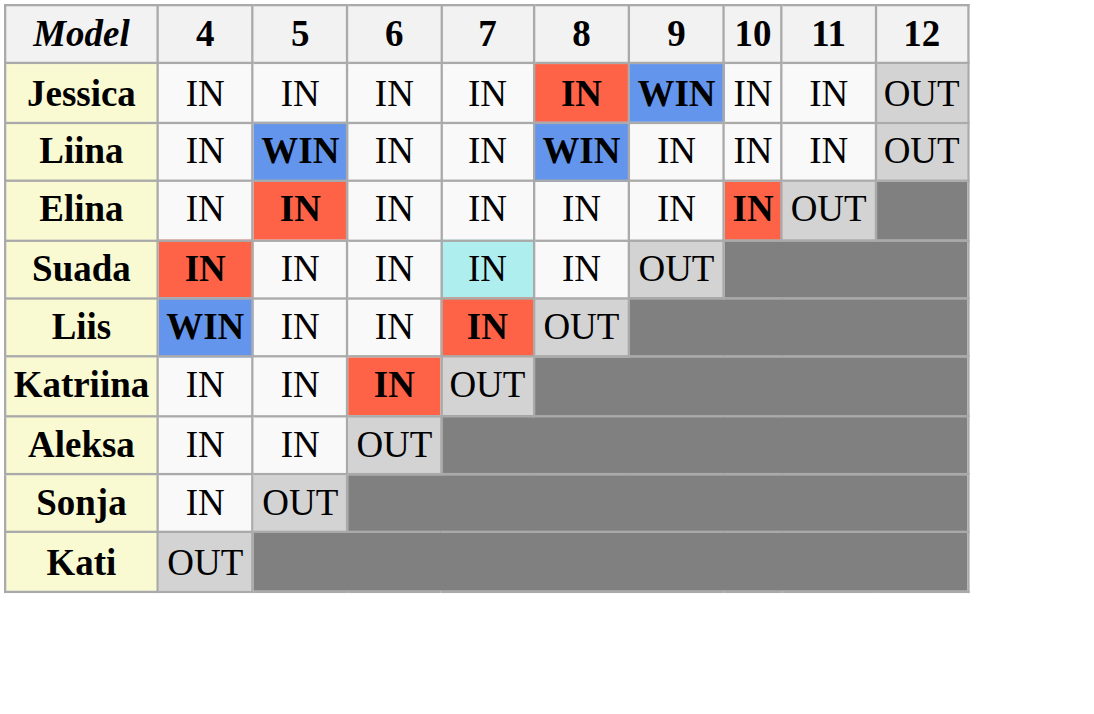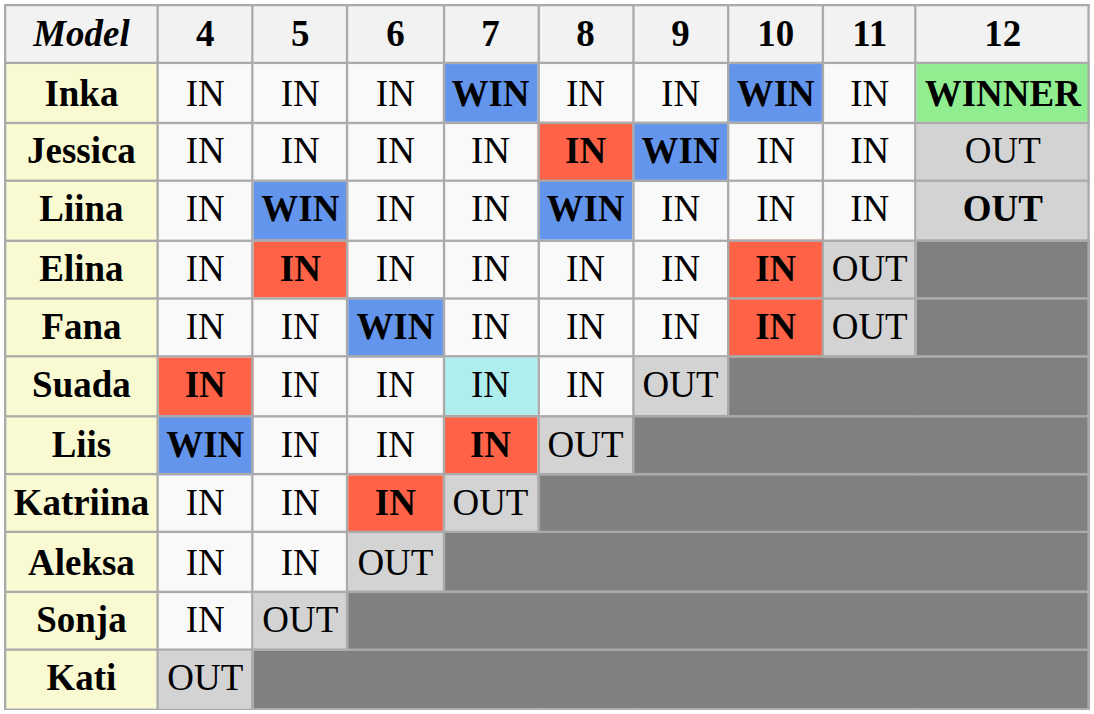+ row: (81, 92)
(922, 151) normal -> (1003, 209) bold
+ row: (81, 326)
